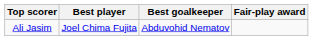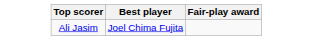- column: (185, 12)
